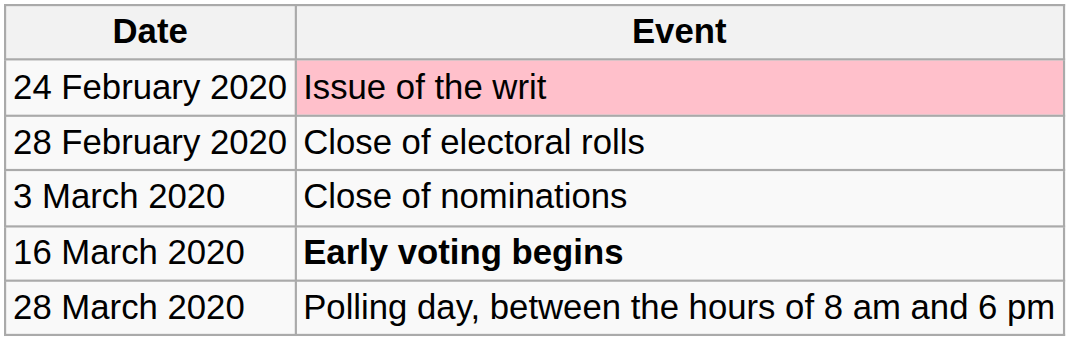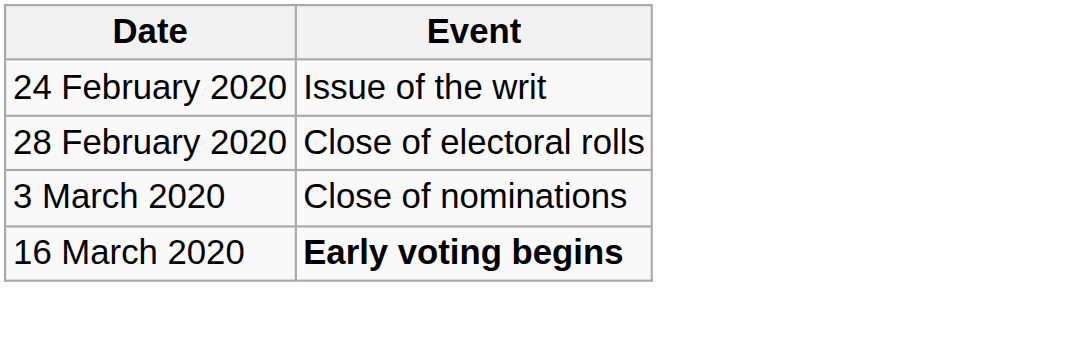(425, 87) pink background -> (425, 87) no background
- row: (129, 307)
